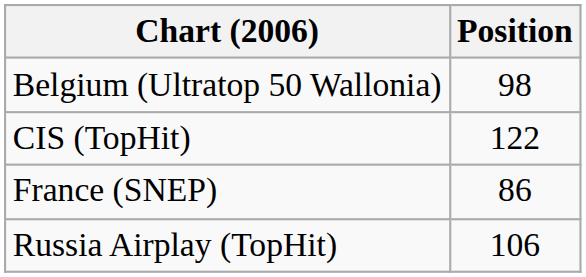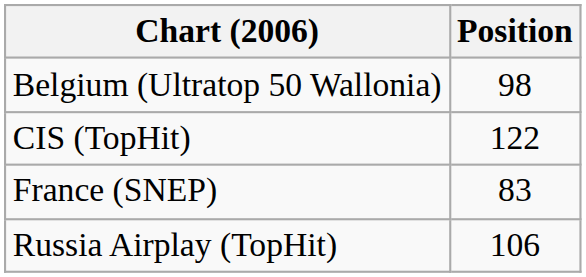(515, 191) 86 -> (515, 191) 83
